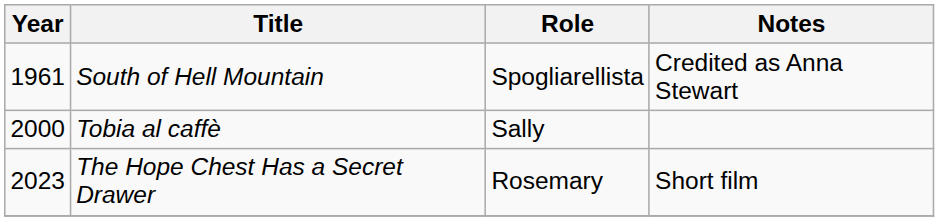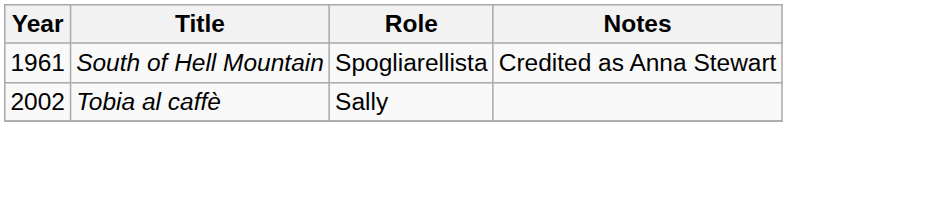(38, 129) 2000 -> (38, 101) 2002
- row: (239, 181)
